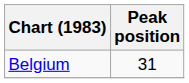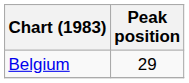(147, 63) 31 -> (147, 63) 29
